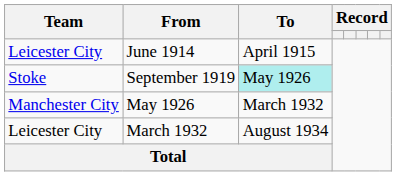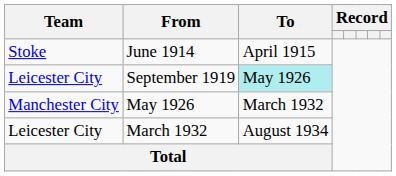(55, 51) Leicester City -> (27, 51) Stoke
(27, 78) Stoke -> (55, 78) Leicester City
